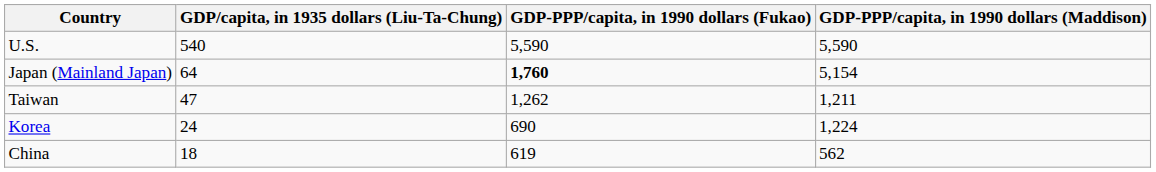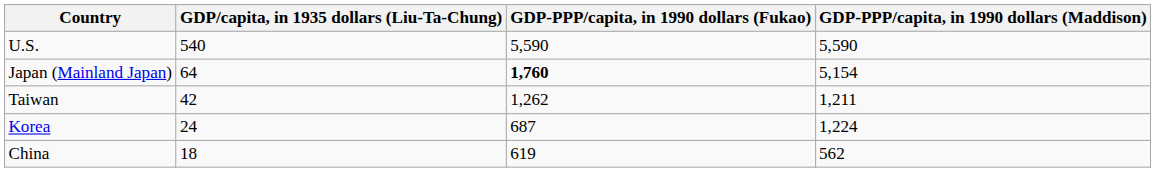(188, 99) 47 -> (188, 99) 42
(523, 126) 690 -> (523, 126) 687
